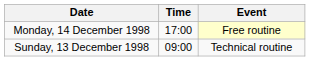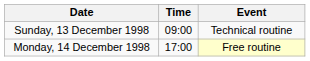rows swapped: (82, 47) <-> (82, 30)
